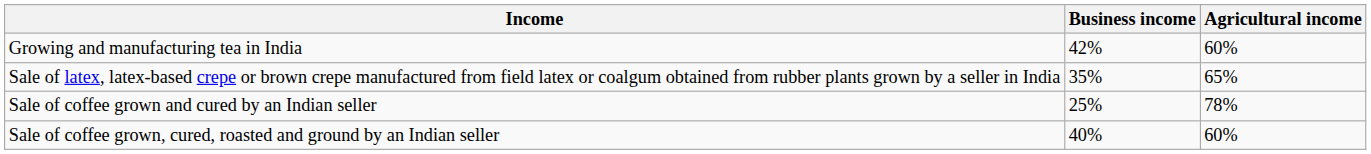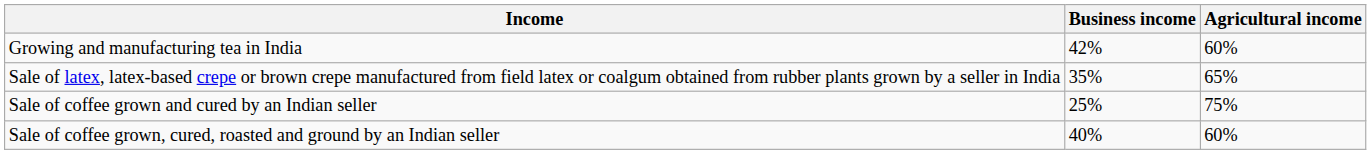(1221, 105) 78% -> (1221, 105) 75%
